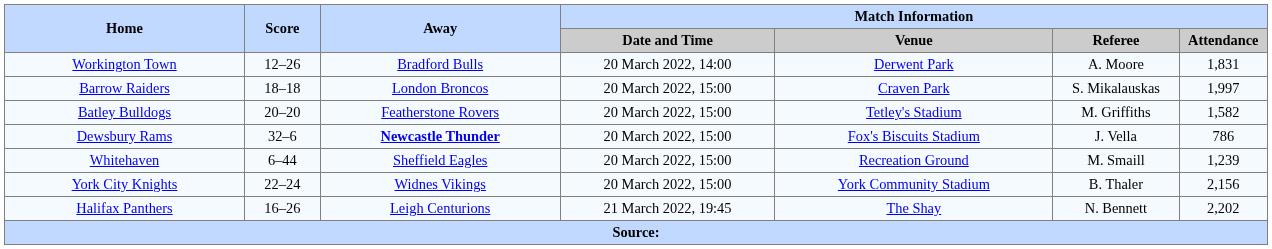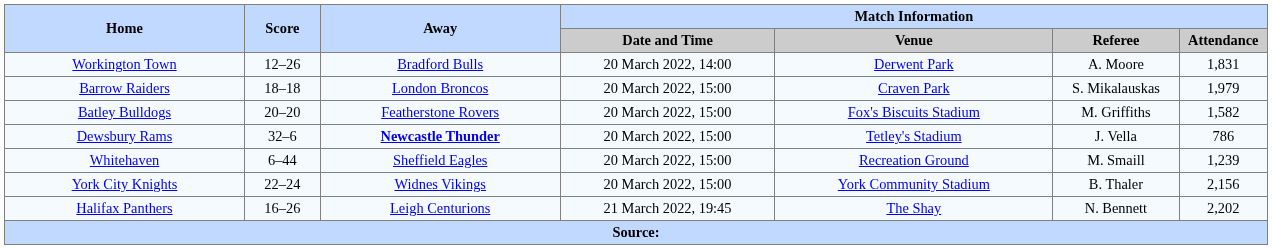(1223, 88) 1,997 -> (1223, 88) 1,979
(914, 112) Tetley's Stadium -> (914, 112) Fox's Biscuits Stadium
(914, 136) Fox's Biscuits Stadium -> (914, 136) Tetley's Stadium
